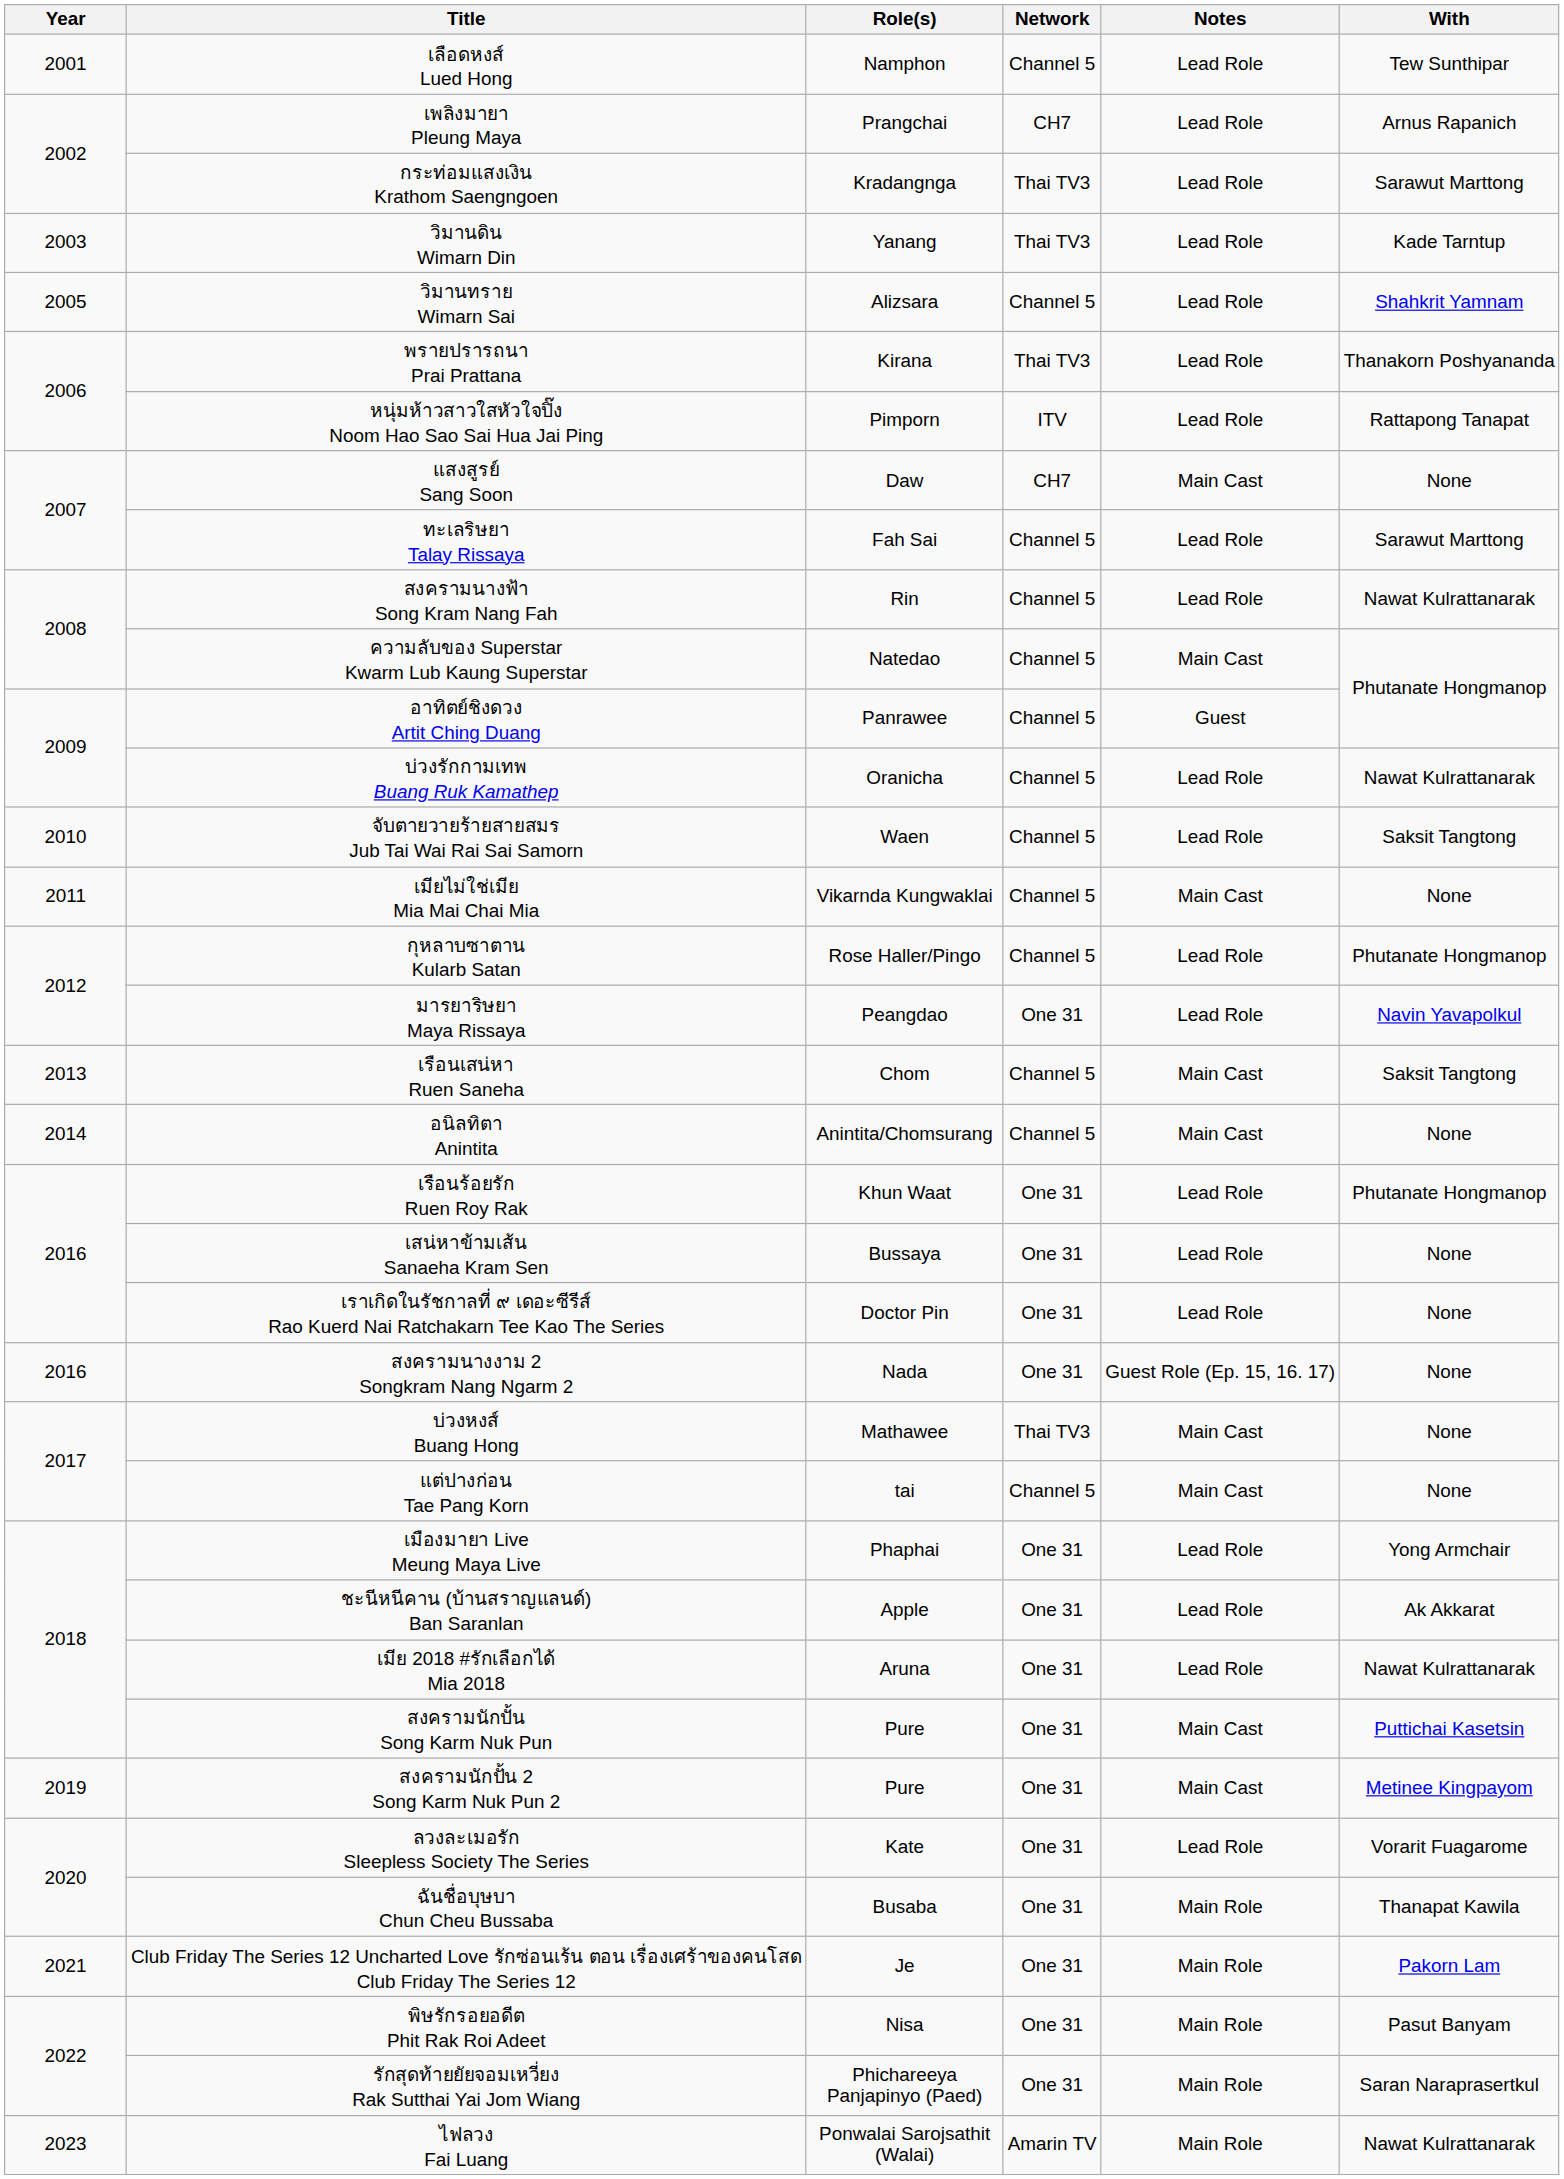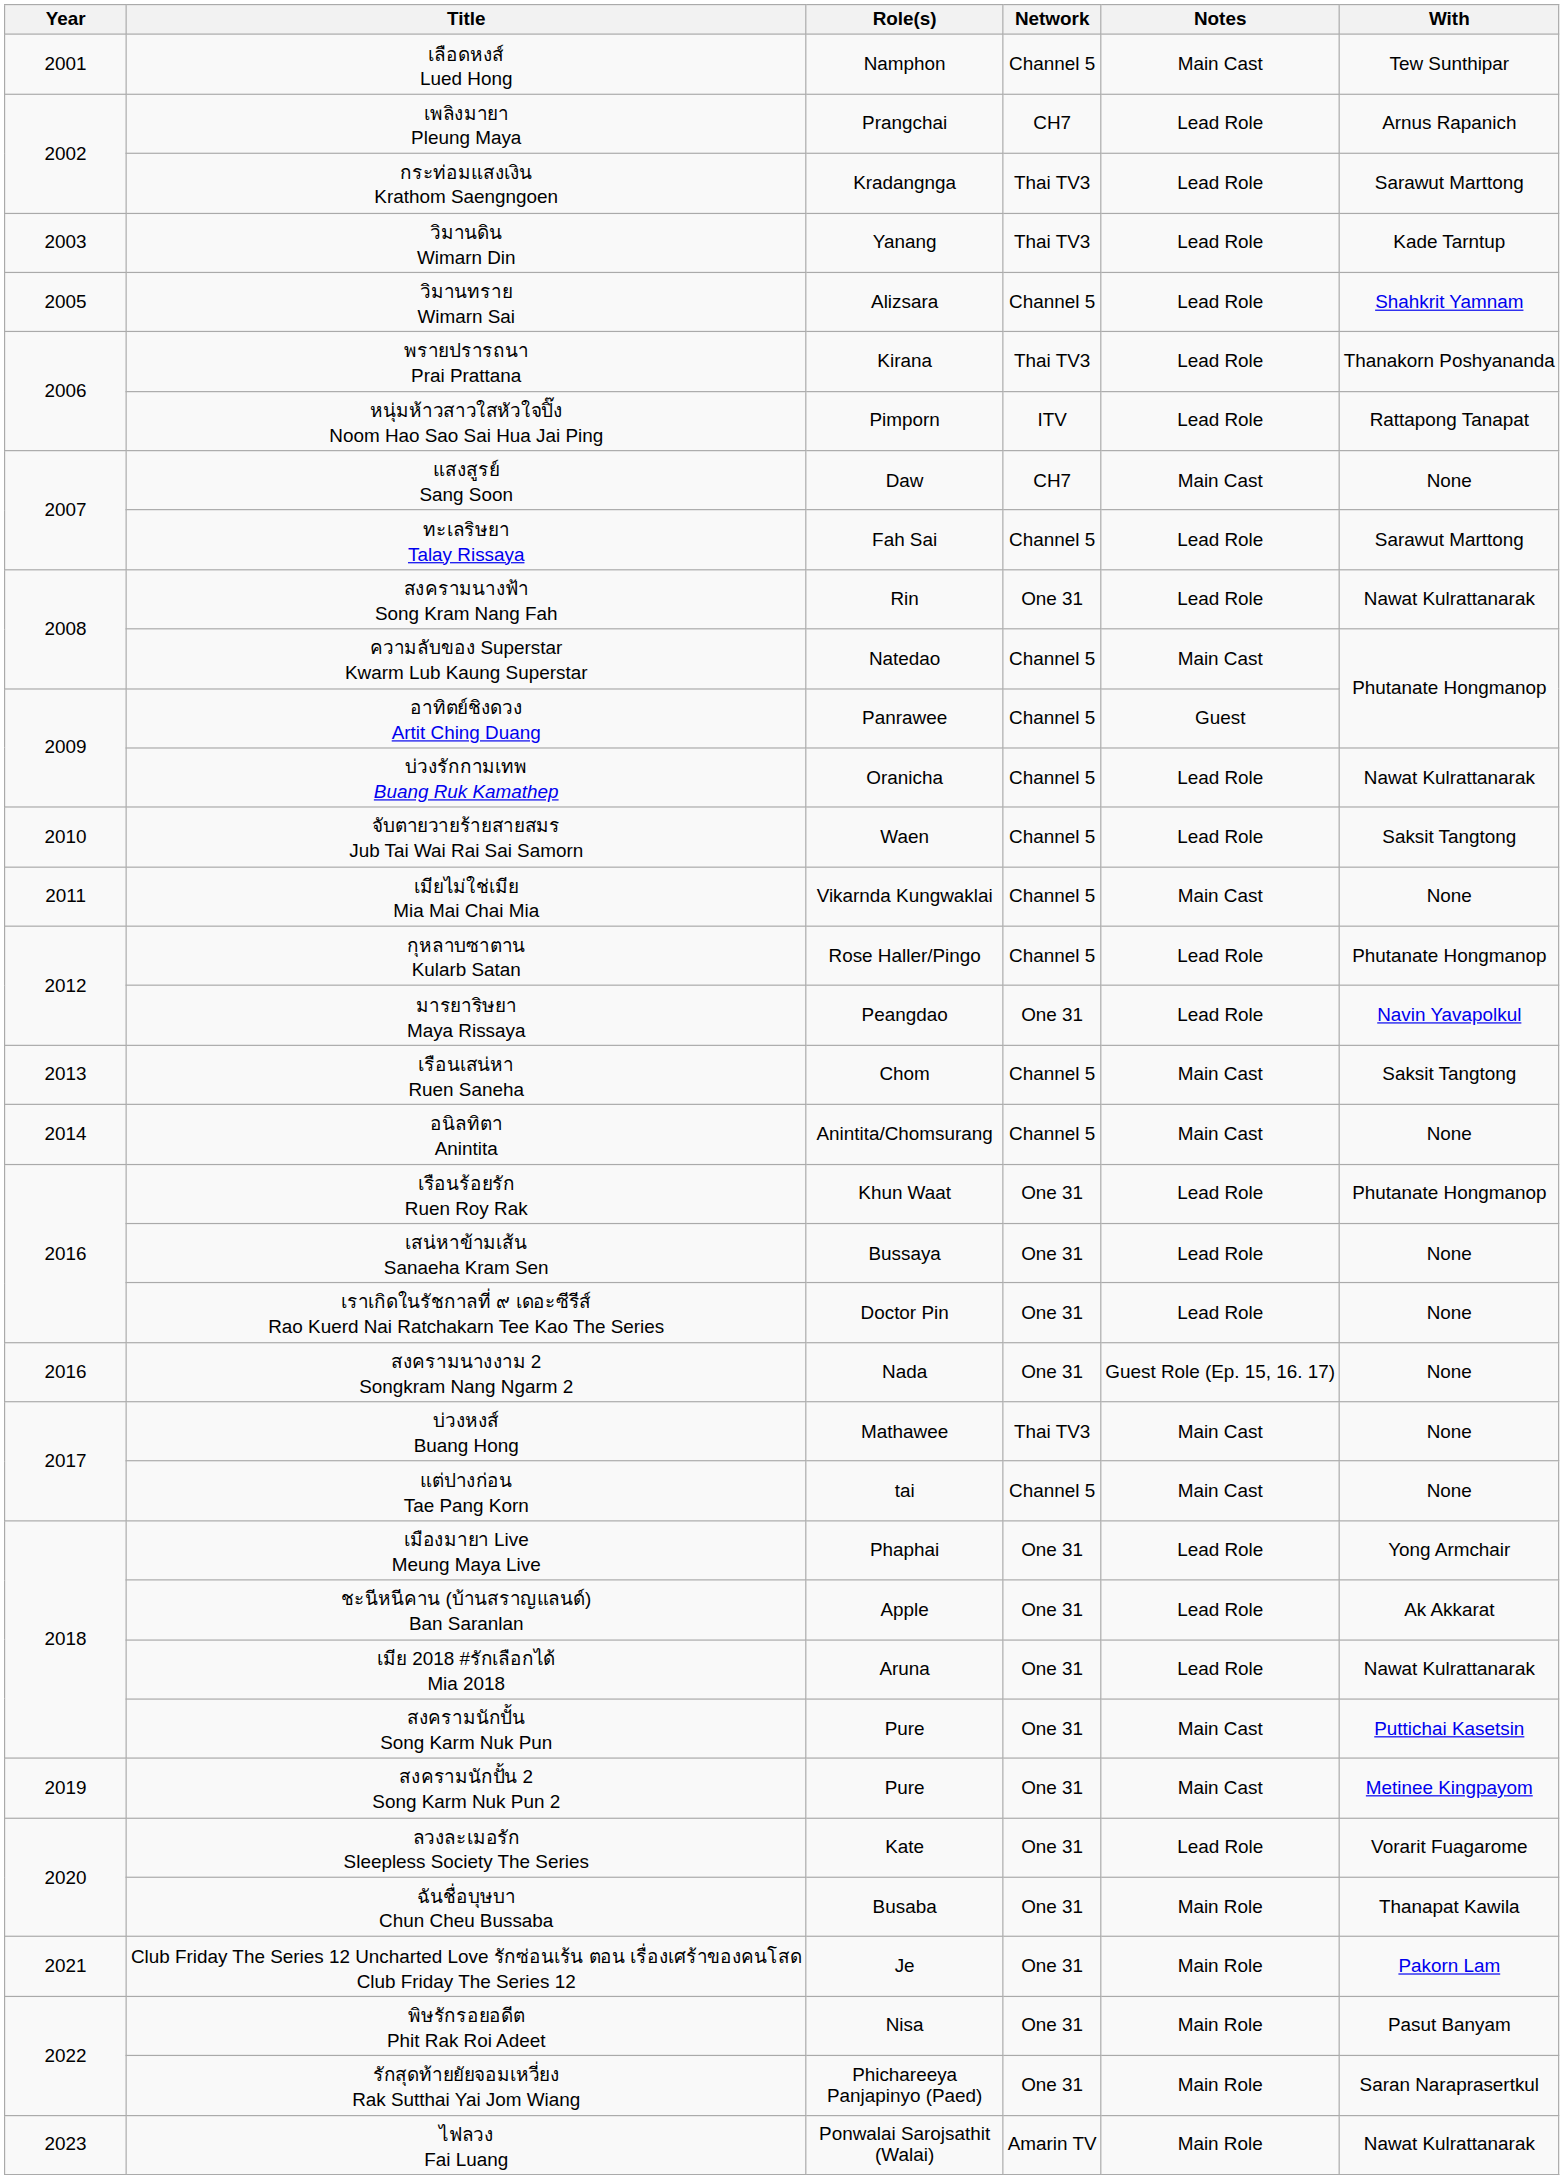(1220, 64) Lead Role -> (1220, 64) Main Cast
(1052, 599) Channel 5 -> (1052, 599) One 31
